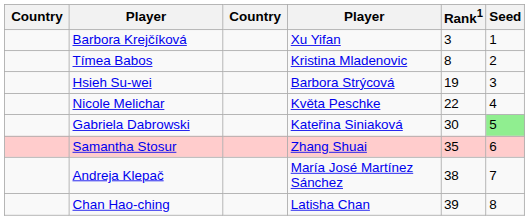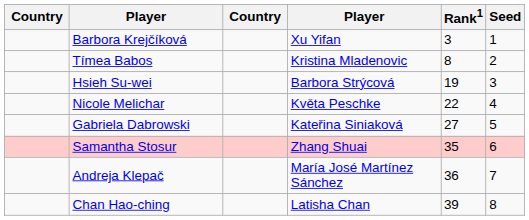(451, 125) 30 -> (451, 125) 27
(493, 125) lightgreen background -> (493, 125) no background
(451, 175) 38 -> (451, 175) 36
